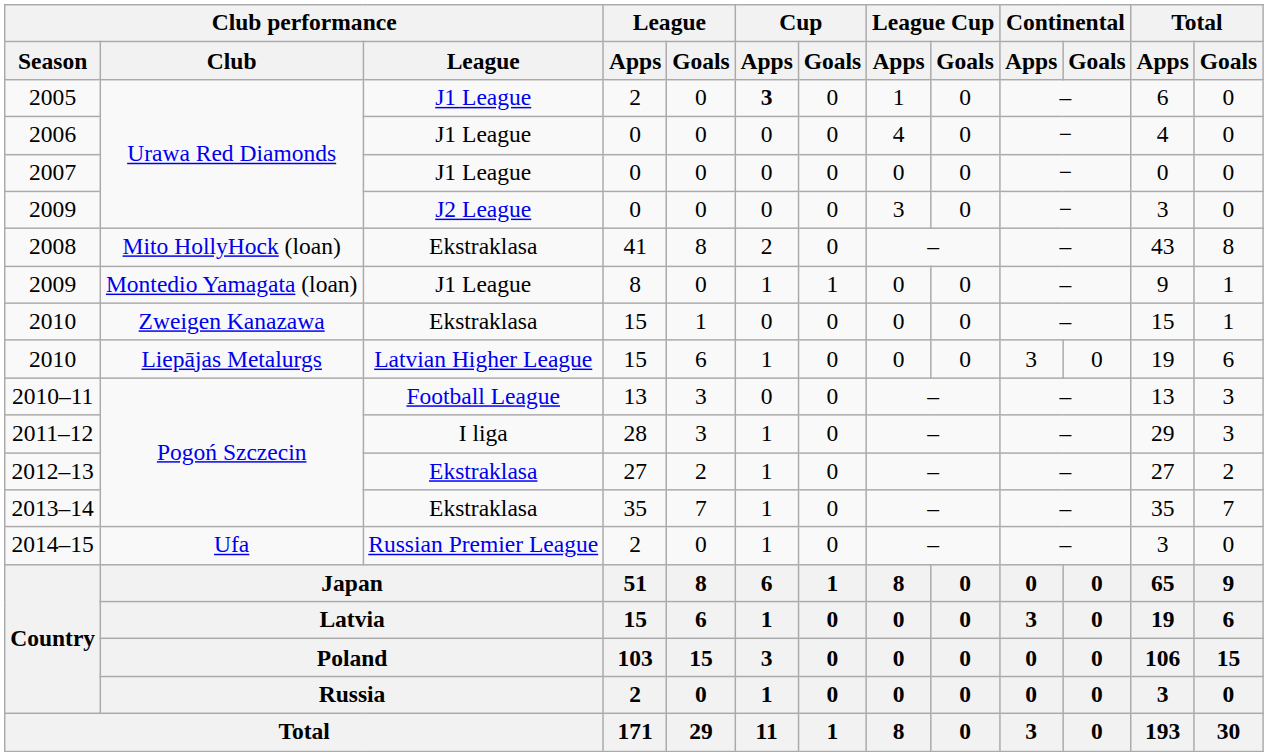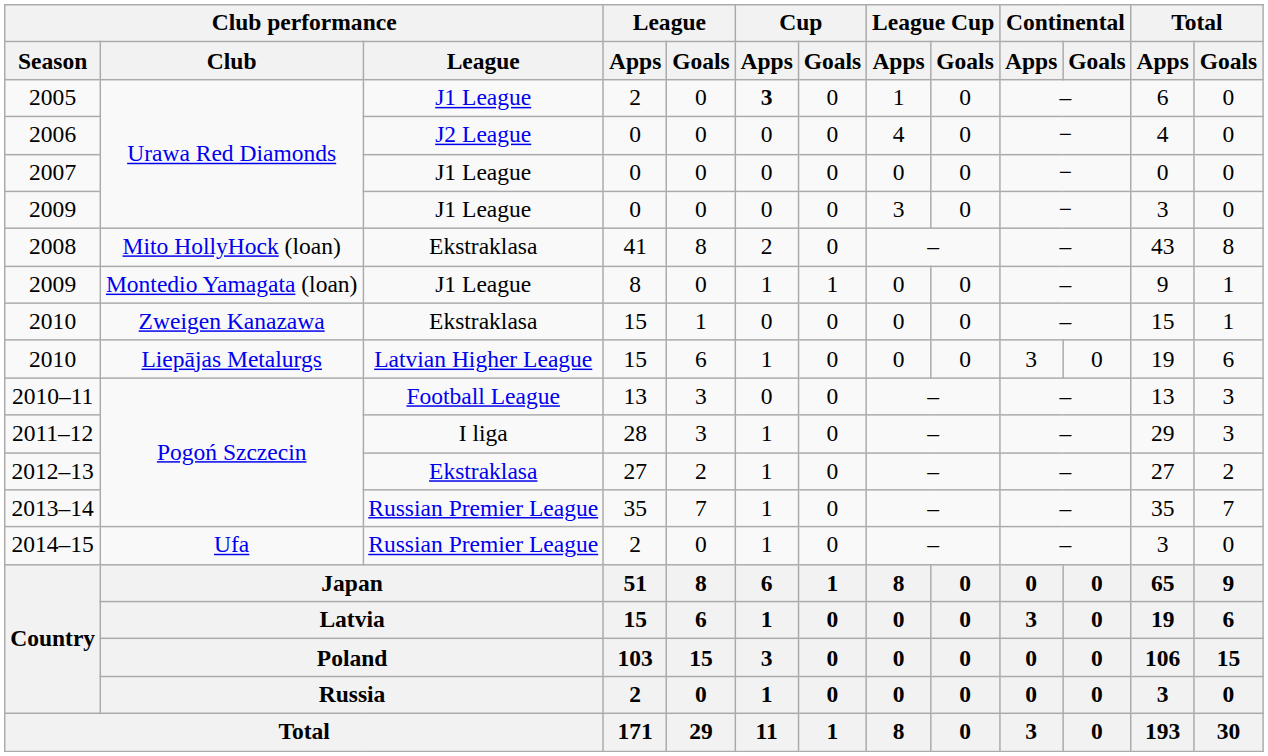(483, 135) J1 League -> (483, 135) J2 League
(483, 209) J2 League -> (483, 209) J1 League
(483, 508) Ekstraklasa -> (483, 508) Russian Premier League
